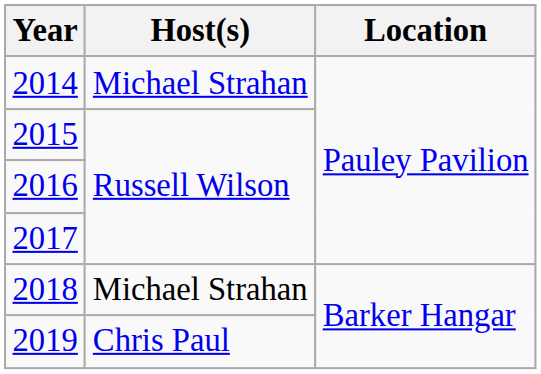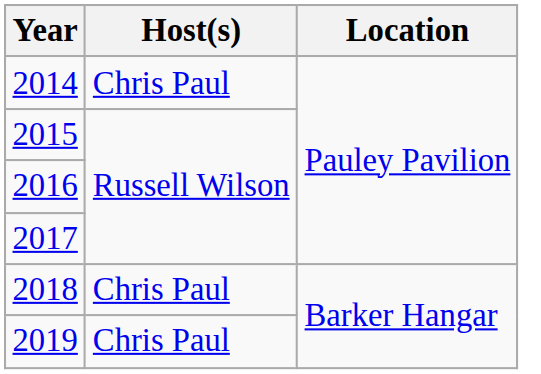(200, 82) Michael Strahan -> (161, 82) Chris Paul
(200, 289) Michael Strahan -> (161, 289) Chris Paul
